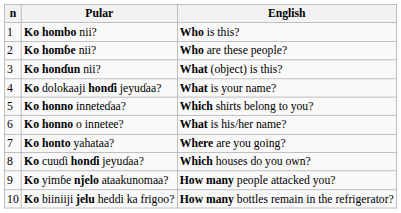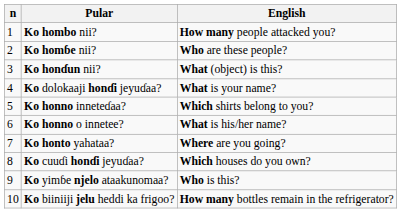(210, 32) Who is this? -> (258, 32) How many people attacked you?
(258, 180) How many people attacked you? -> (210, 180) Who is this?
